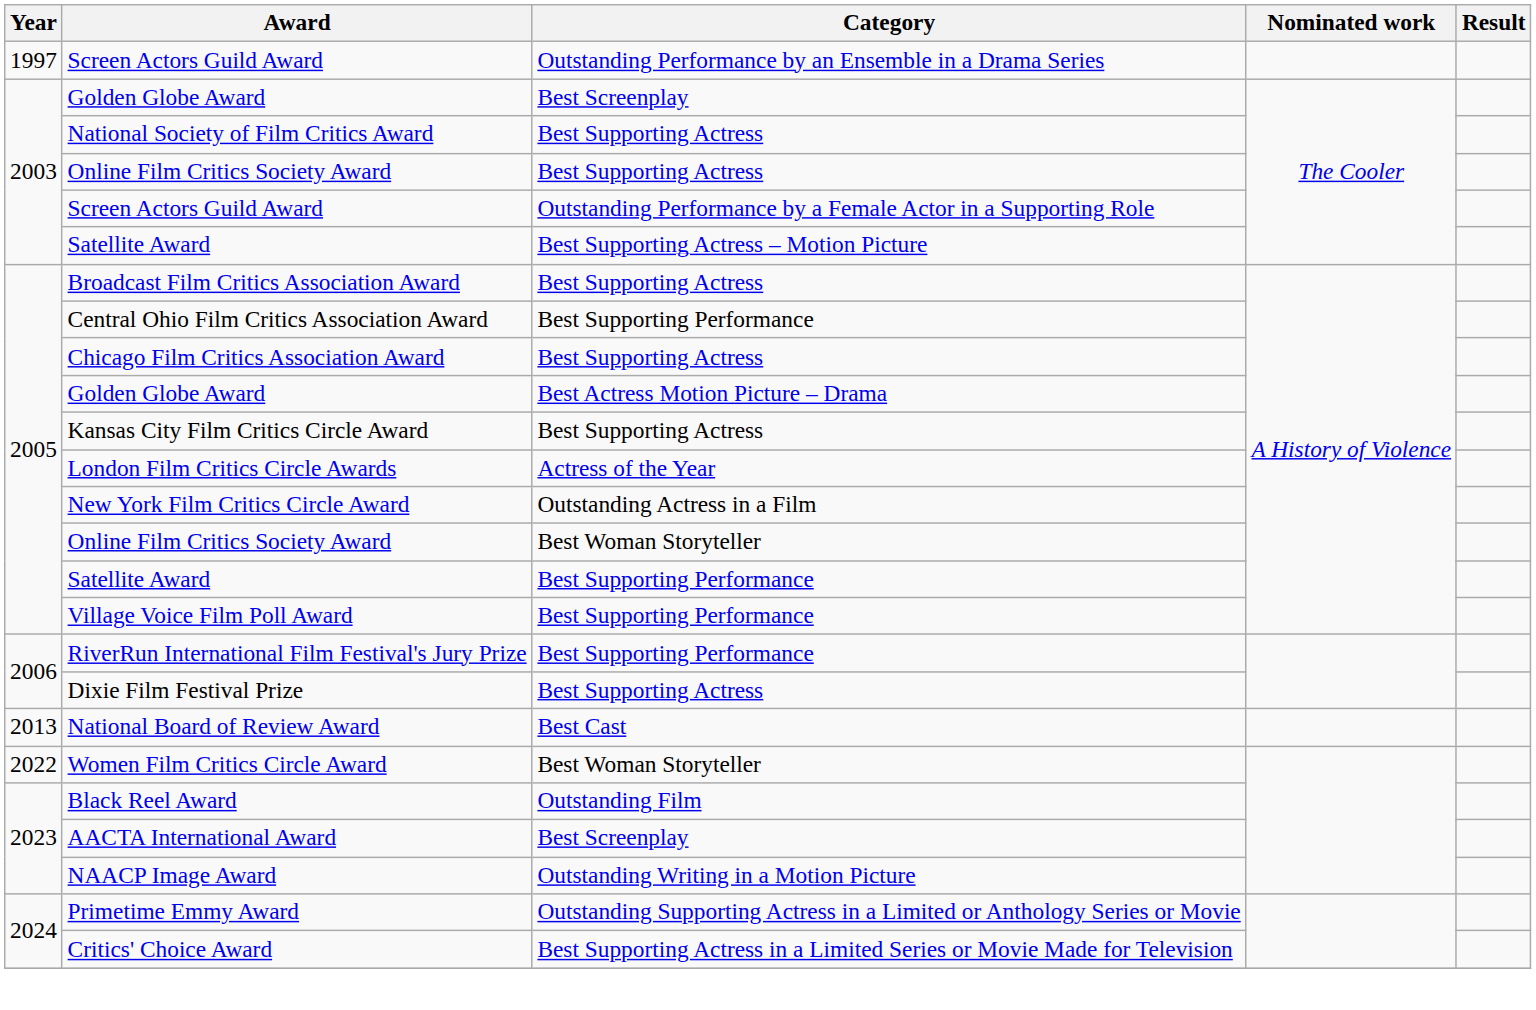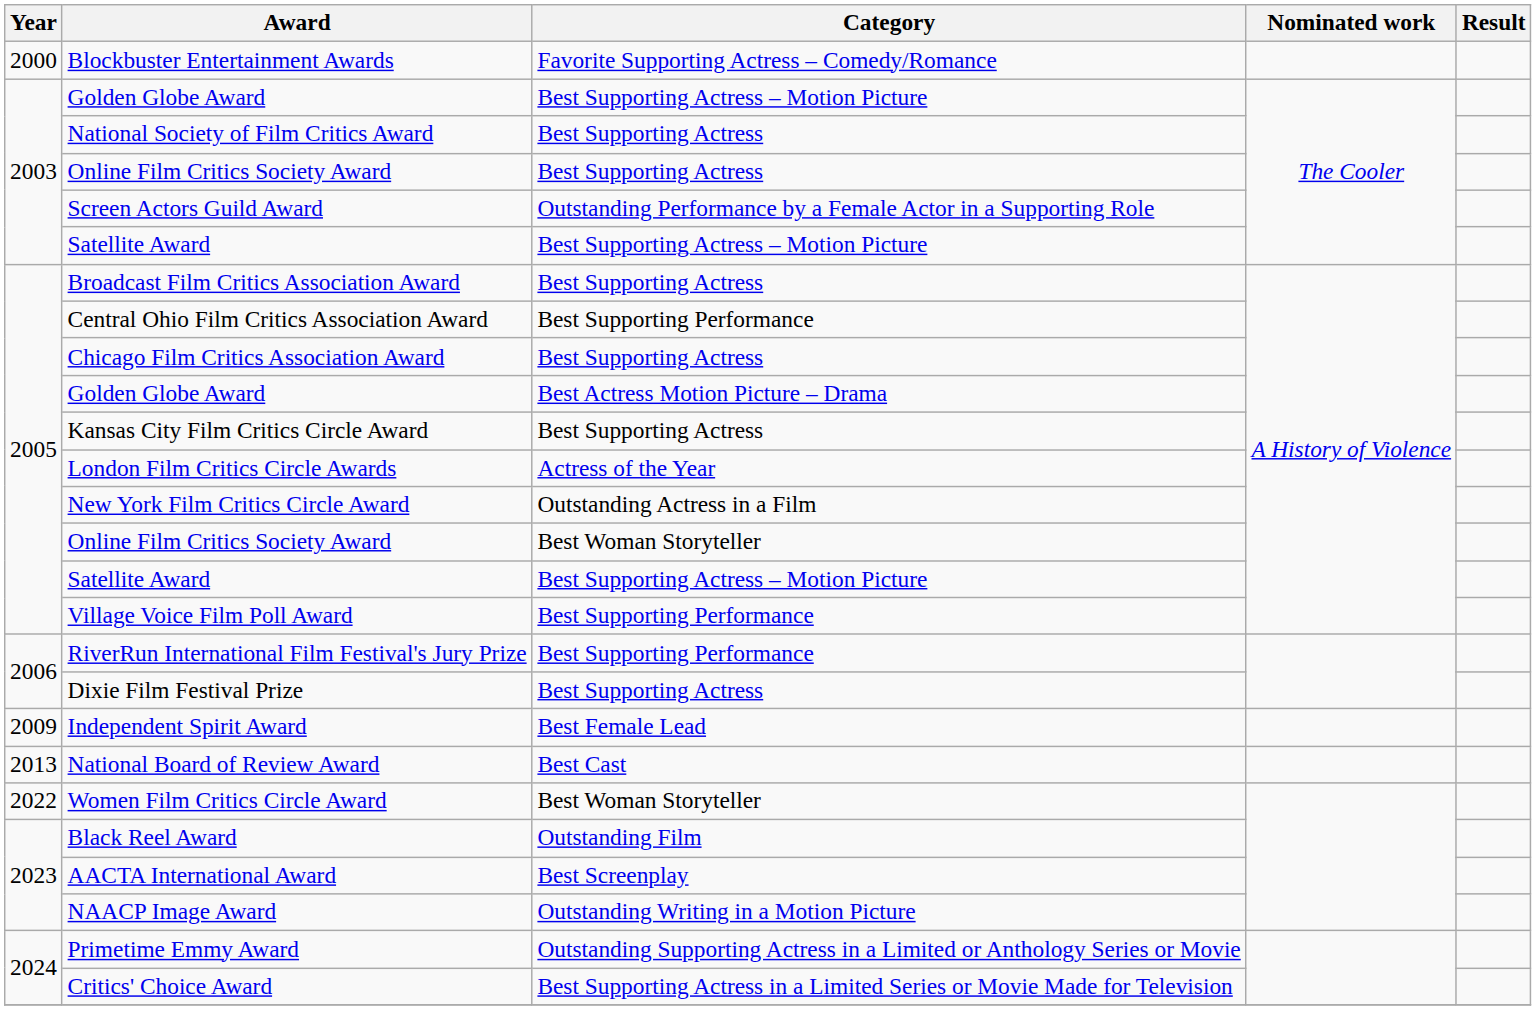- row: (33, 60)
+ row: (33, 60)
(613, 97) Best Screenplay -> (732, 97) Best Supporting Actress – Motion Picture
(676, 578) Best Supporting Performance -> (732, 578) Best Supporting Actress – Motion Picture
+ row: (33, 726)
